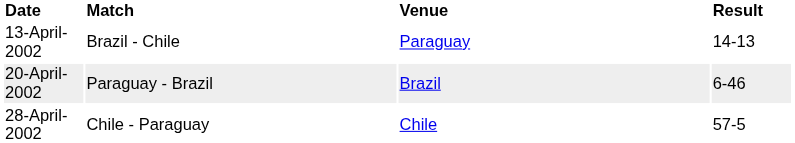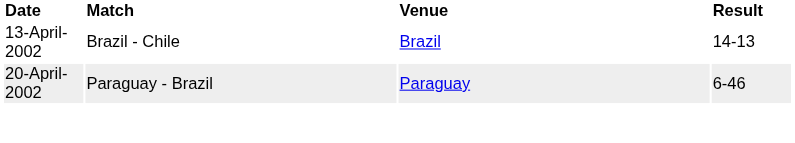(435, 42) Paraguay -> (420, 42) Brazil
(420, 83) Brazil -> (435, 83) Paraguay
- row: (36, 124)
